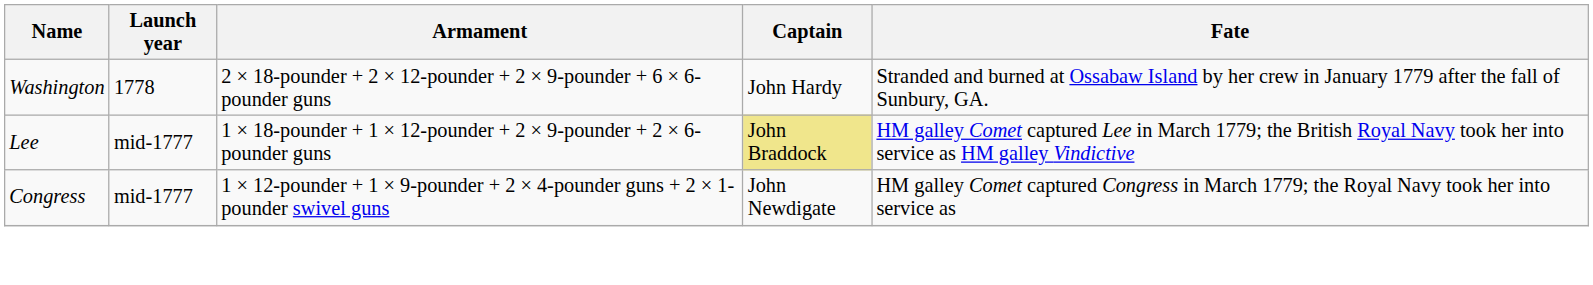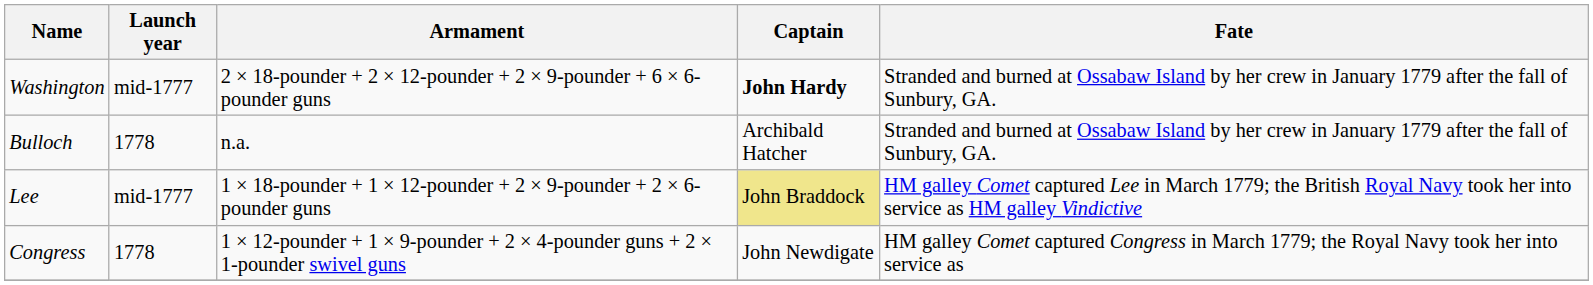(134, 87) 1778 -> (153, 87) mid-1777
(795, 87) normal -> (794, 87) bold
+ row: (41, 142)
(153, 197) mid-1777 -> (134, 252) 1778
